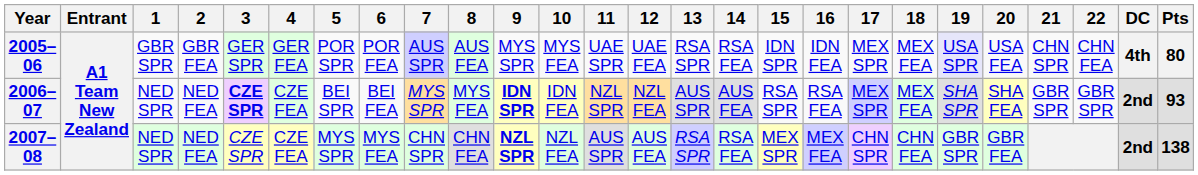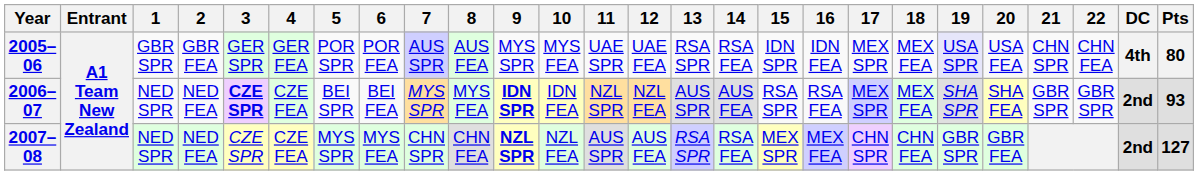(1175, 147) 138 -> (1175, 147) 127
